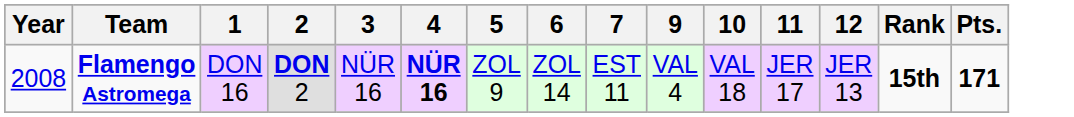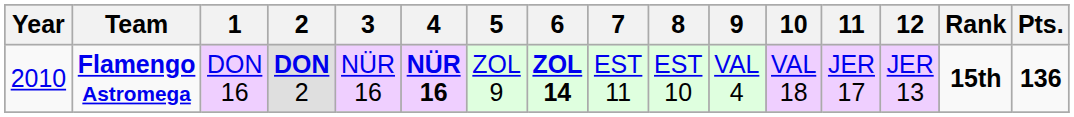+ column: (678, 25)
(38, 78) 2008 -> (38, 78) 2010
(557, 78) normal -> (557, 78) bold
(979, 78) 171 -> (1041, 78) 136
